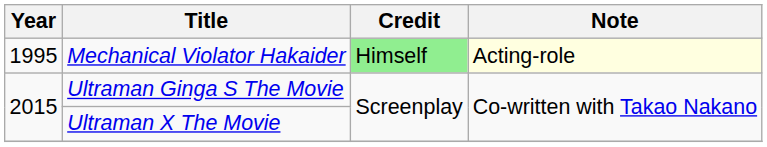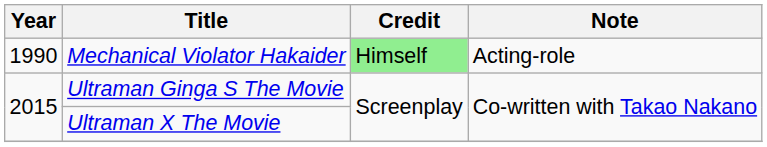(33, 55) 1995 -> (33, 55) 1990
(524, 55) lightyellow background -> (524, 55) no background
